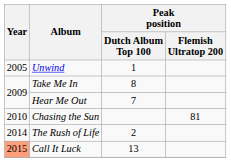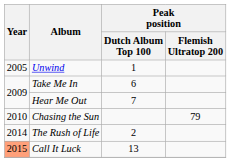(133, 84) 8 -> (133, 84) 6
(195, 116) 81 -> (195, 116) 79
